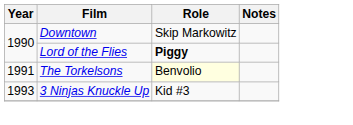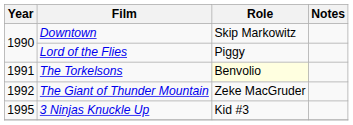(171, 52) bold -> (230, 52) normal
+ row: (124, 91)
(21, 91) 1993 -> (21, 110) 1995
